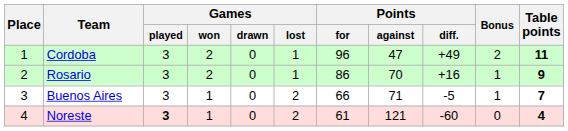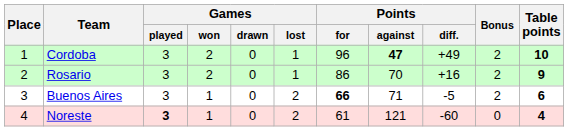(396, 55) normal -> (396, 55) bold
(541, 55) 11 -> (541, 55) 10
(497, 75) 1 -> (497, 75) 2
(343, 95) normal -> (343, 95) bold
(497, 95) 1 -> (497, 95) 2
(541, 95) 7 -> (541, 95) 6
